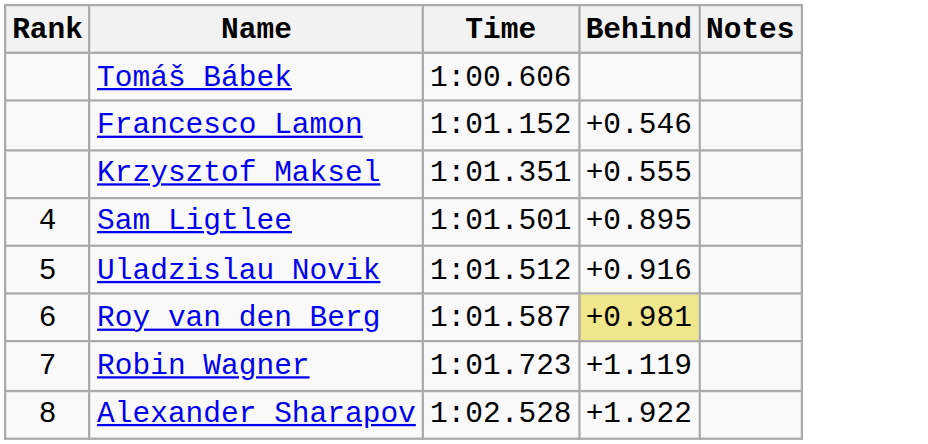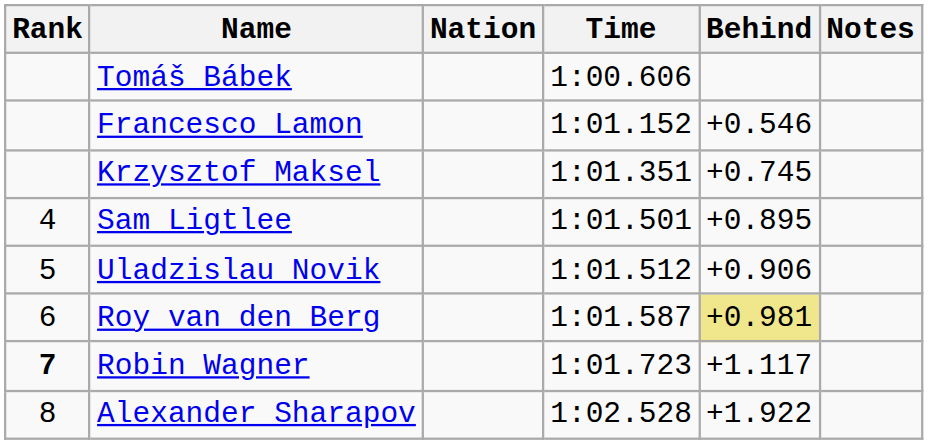+ column: (483, 29)
(639, 173) +0.555 -> (759, 173) +0.745
(639, 270) +0.916 -> (759, 270) +0.906
(48, 366) normal -> (48, 366) bold
(639, 366) +1.119 -> (759, 366) +1.117
